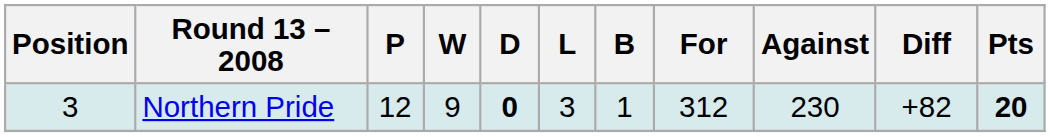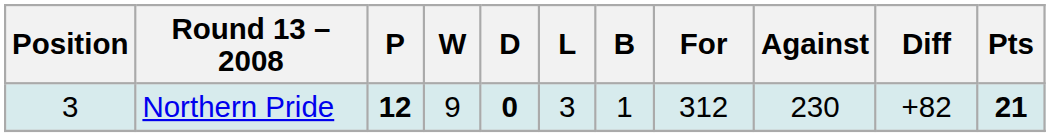(395, 107) normal -> (395, 107) bold
(1011, 107) 20 -> (1011, 107) 21
